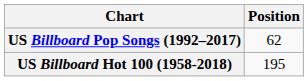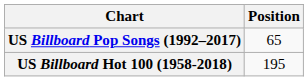(274, 40) 62 -> (274, 40) 65
